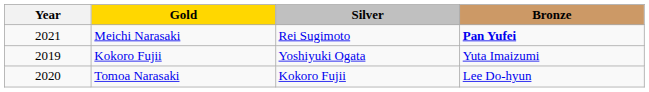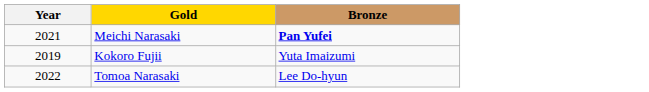- column: (368, 14)
(48, 76) 2020 -> (48, 76) 2022
